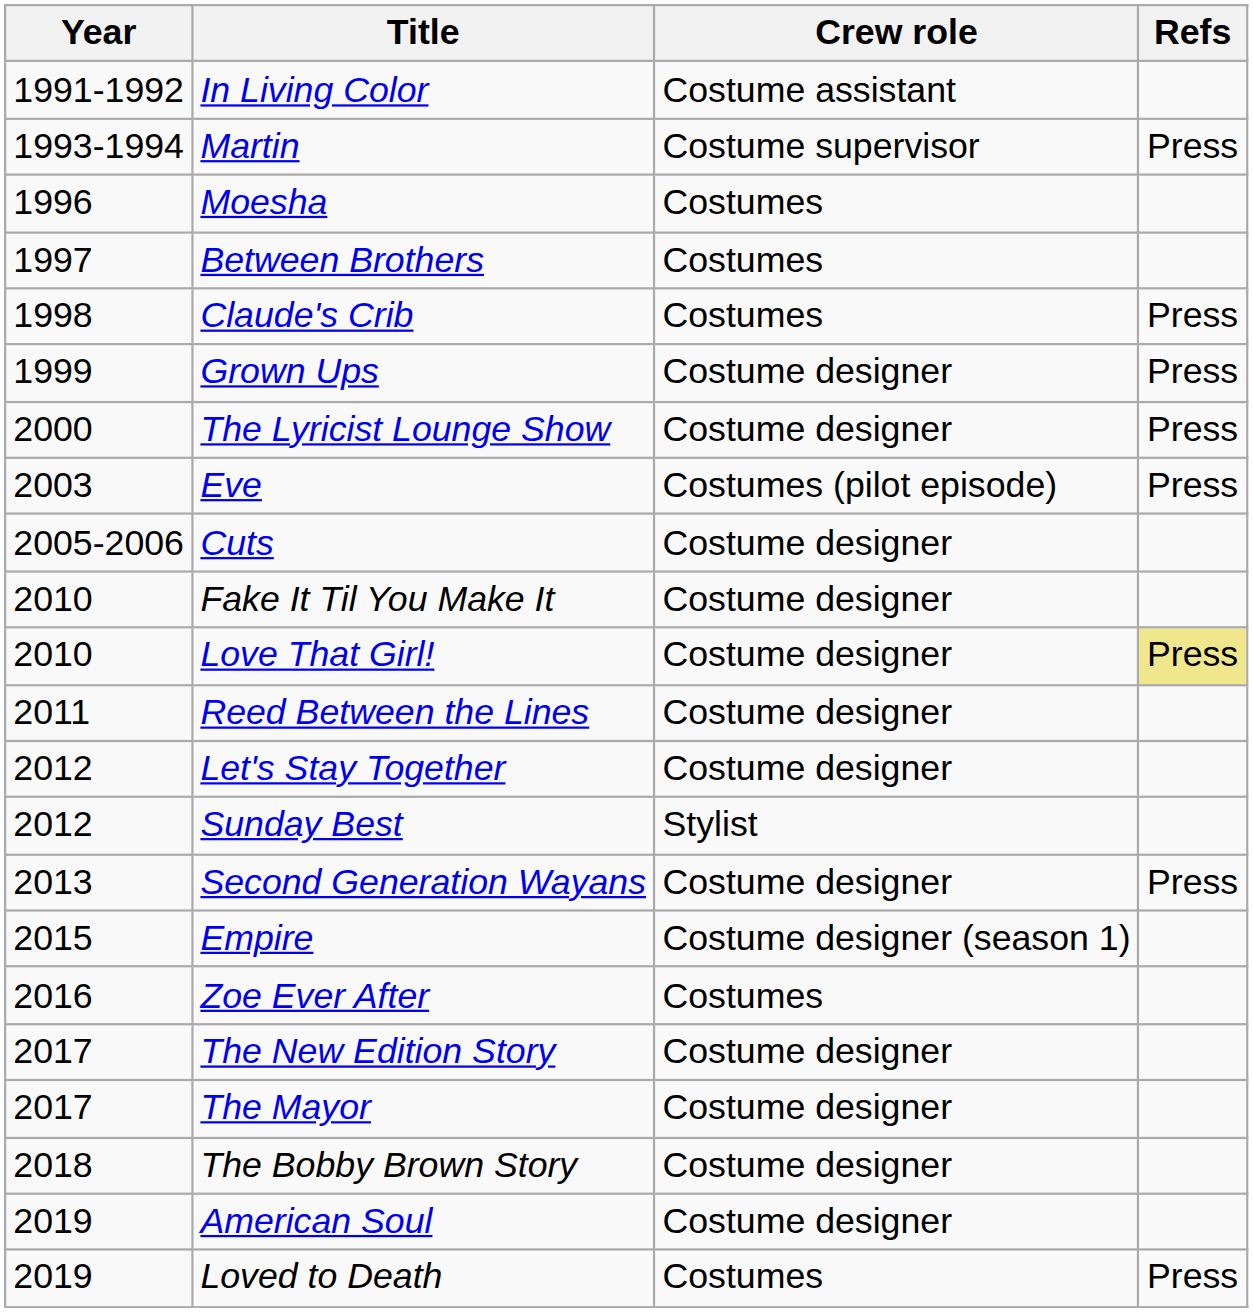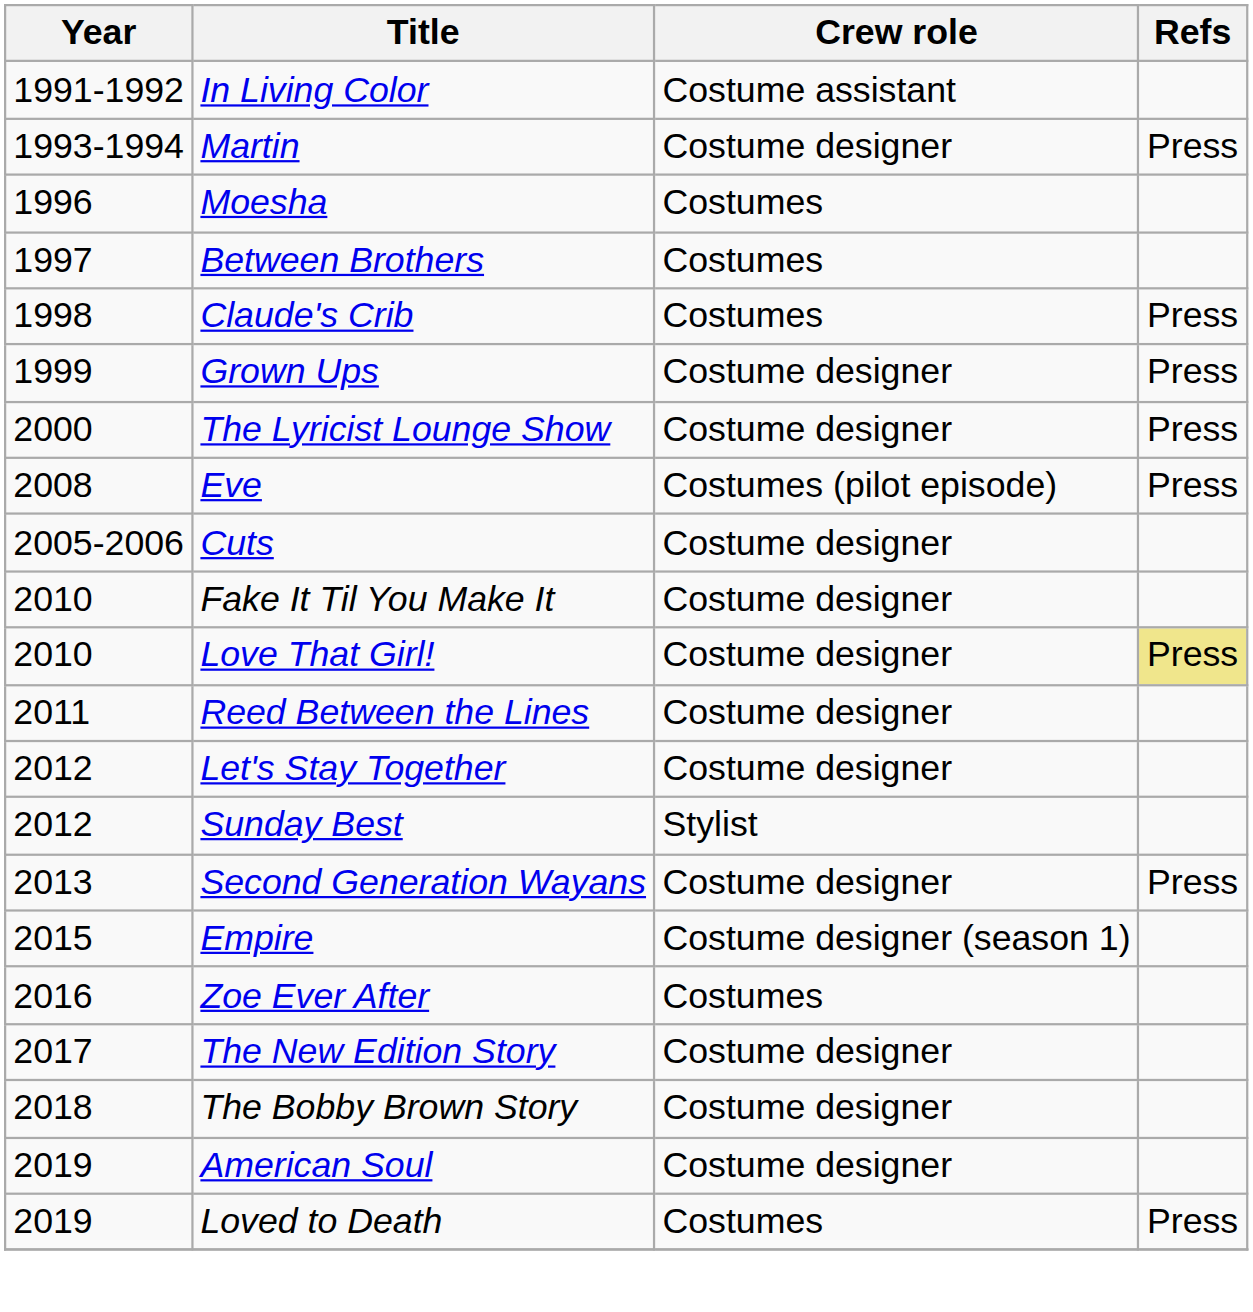(821, 145) Costume supervisor -> (807, 145) Costume designer
(53, 485) 2003 -> (53, 485) 2008
- row: (286, 1107)
